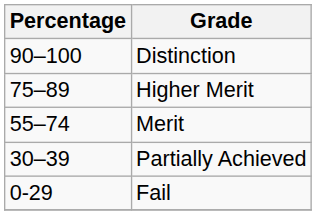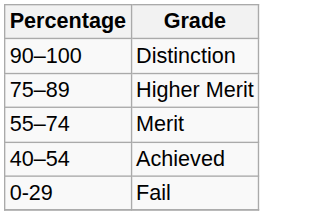+ row: (181, 158)
- row: (221, 158)
